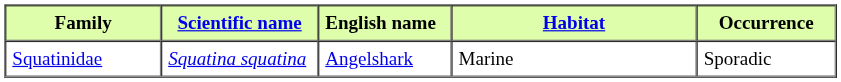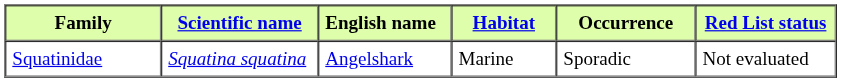+ column: (766, 22)
